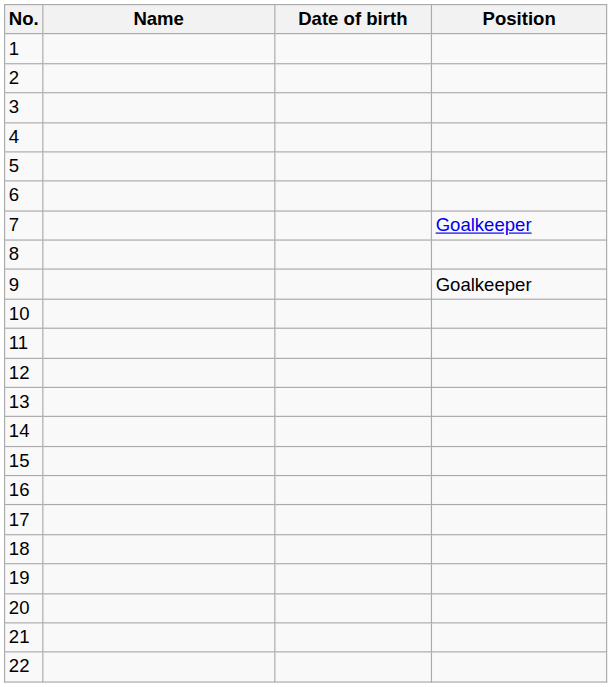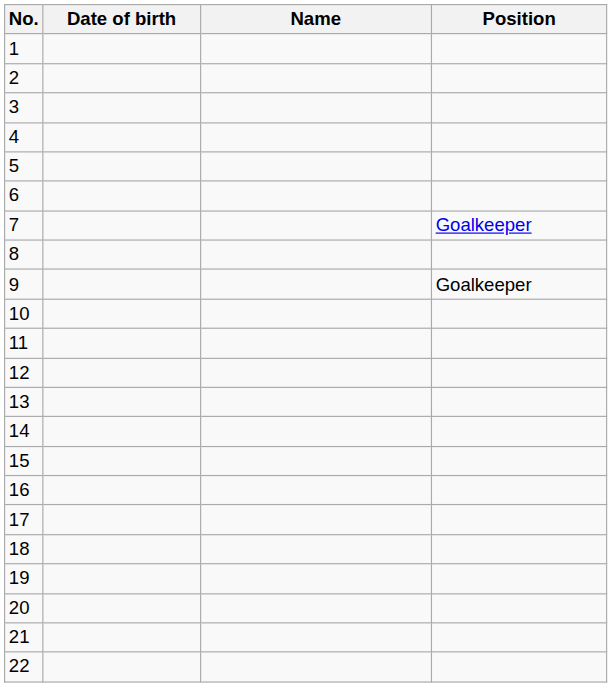columns swapped: (159, 19) <-> (353, 19)
